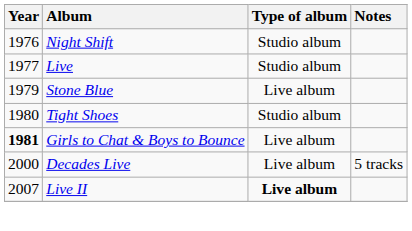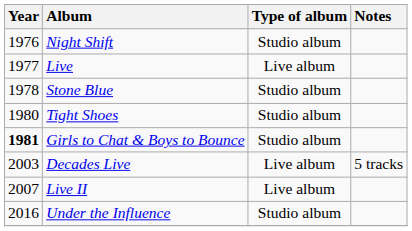(299, 66) Studio album -> (299, 66) Live album
(24, 90) 1979 -> (24, 90) 1978
(299, 90) Live album -> (299, 90) Studio album
(299, 139) Live album -> (299, 139) Studio album
(24, 164) 2000 -> (24, 164) 2003
(299, 189) bold -> (299, 189) normal
+ row: (108, 213)
